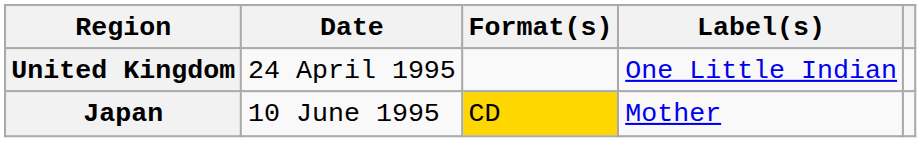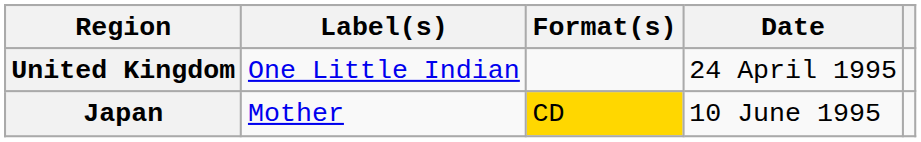columns swapped: (352, 27) <-> (761, 27)
